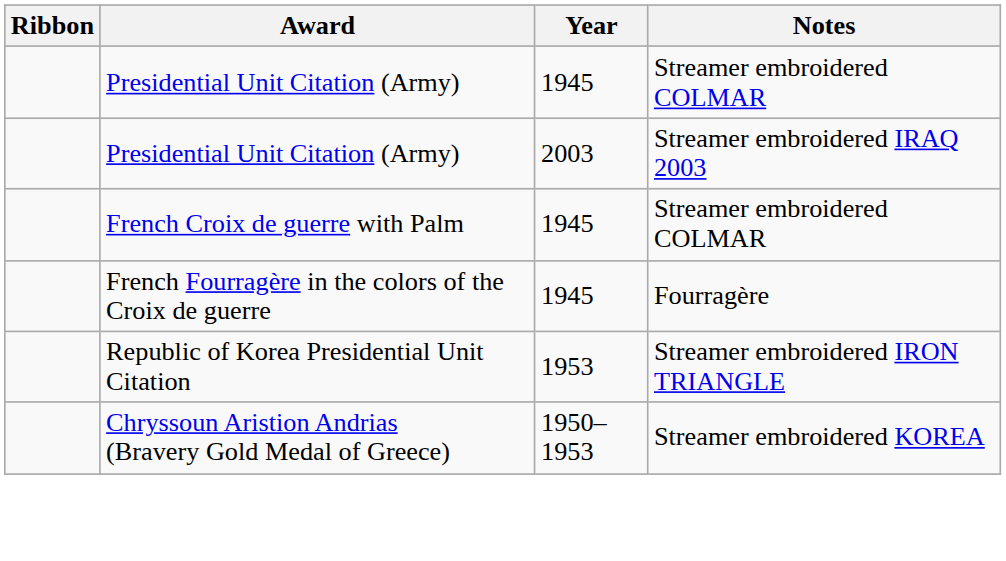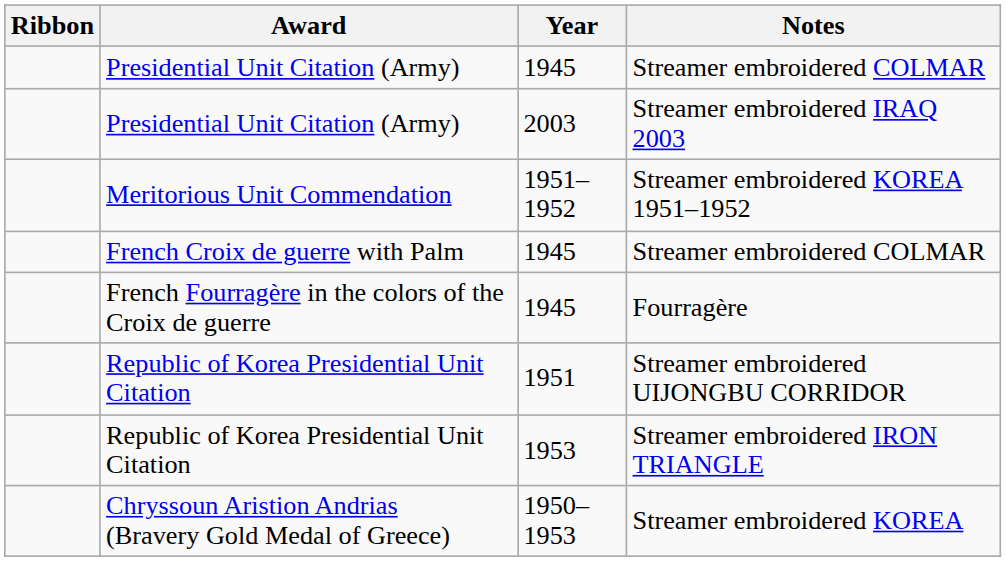+ row: (279, 194)
+ row: (295, 378)
